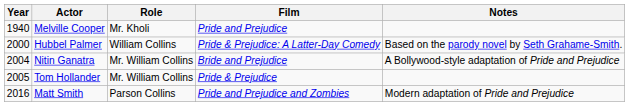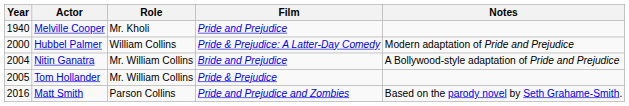(504, 45) Based on the parody novel by Seth Grahame-Smith. -> (479, 45) Modern adaptation of Pride and Prejudice
(479, 93) Modern adaptation of Pride and Prejudice -> (504, 93) Based on the parody novel by Seth Grahame-Smith.
